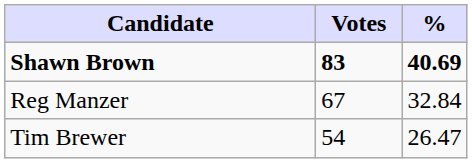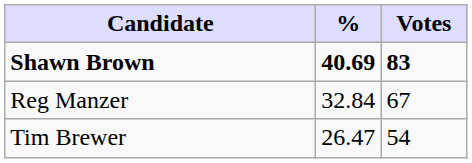columns swapped: (359, 23) <-> (434, 23)
